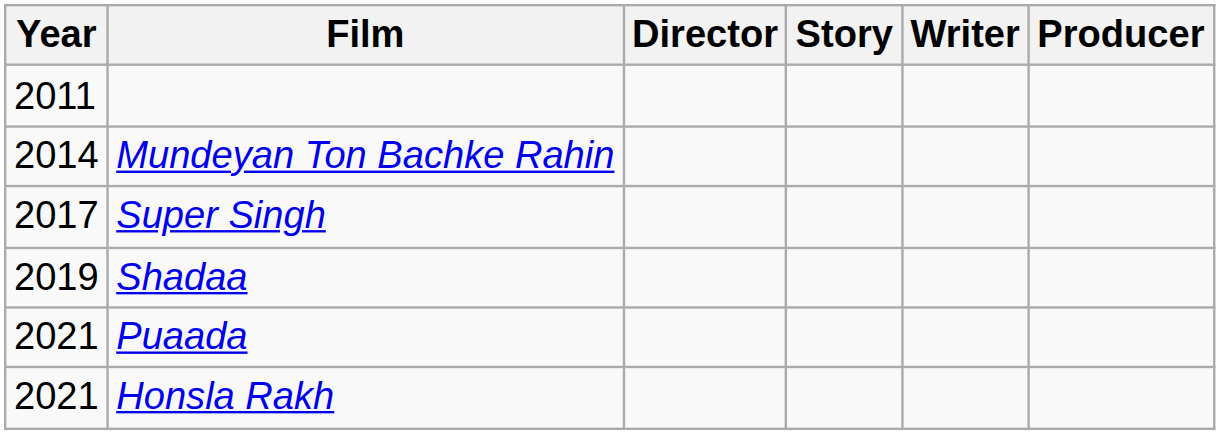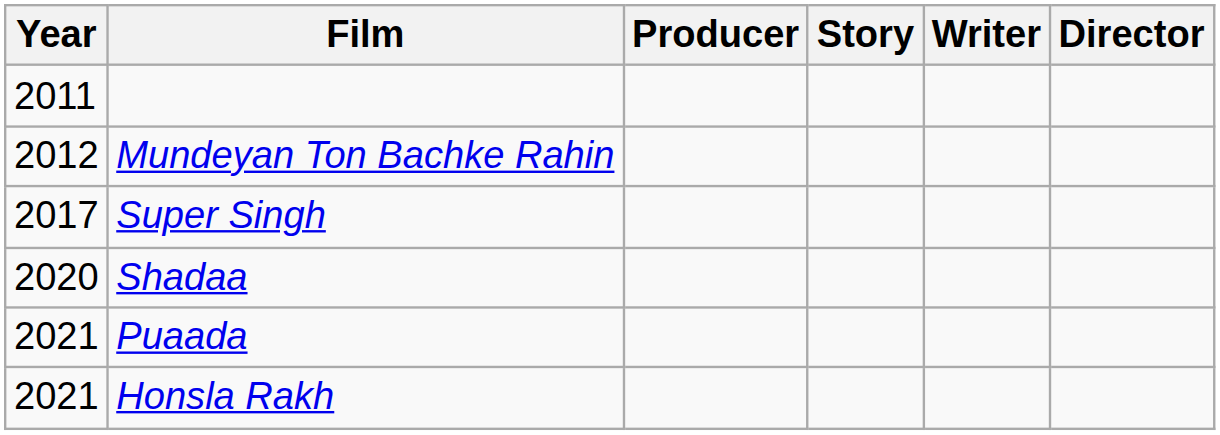columns swapped: (705, 34) <-> (1121, 34)
(56, 155) 2014 -> (56, 155) 2012
(56, 276) 2019 -> (56, 276) 2020
